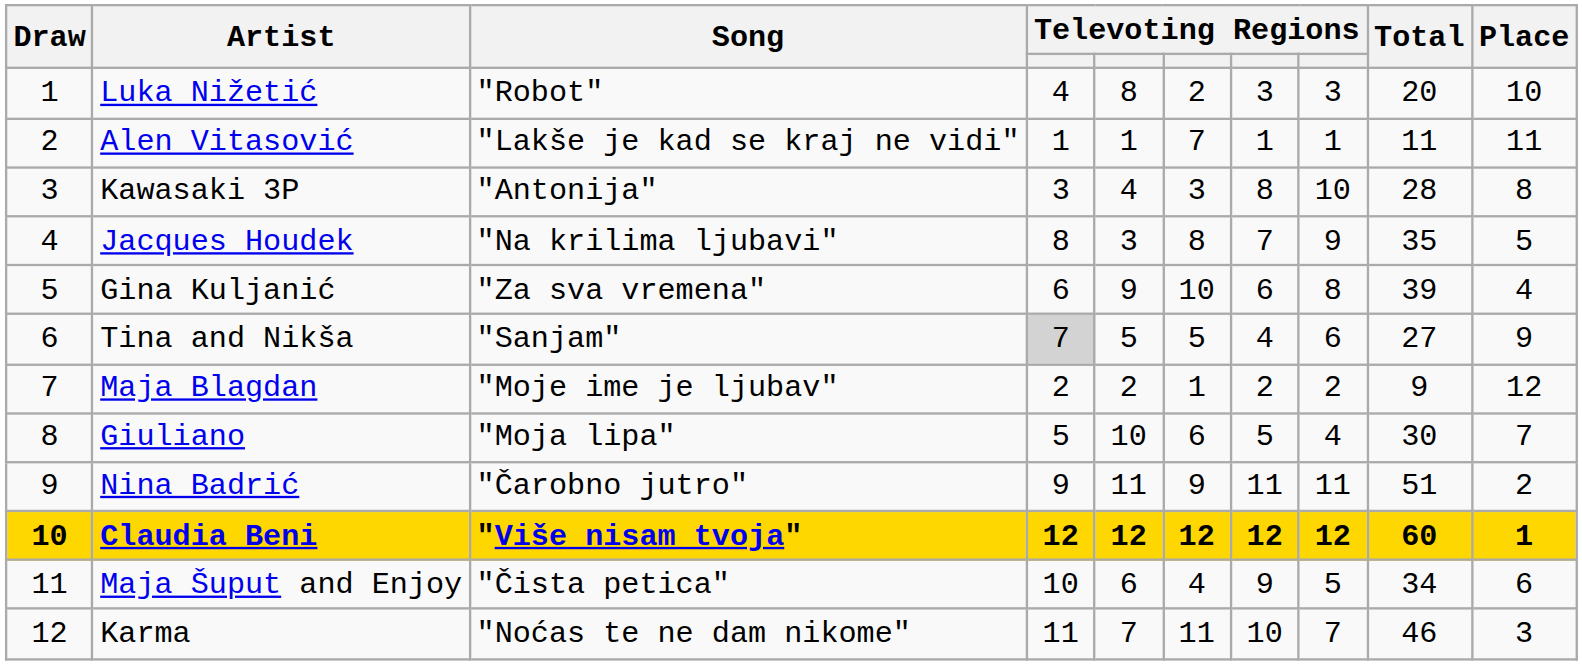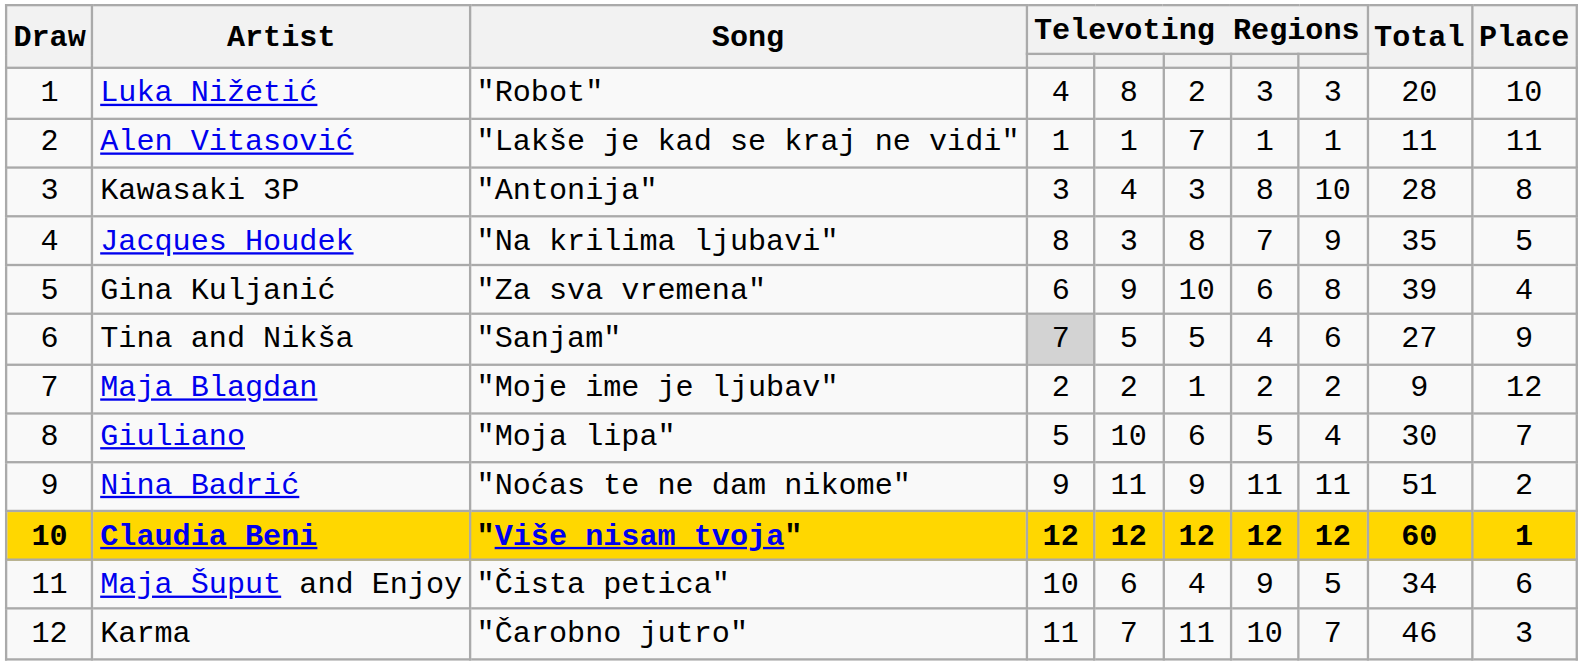(612, 486) "Čarobno jutro" -> (694, 486) "Noćas te ne dam nikome"
(694, 634) "Noćas te ne dam nikome" -> (612, 634) "Čarobno jutro"
